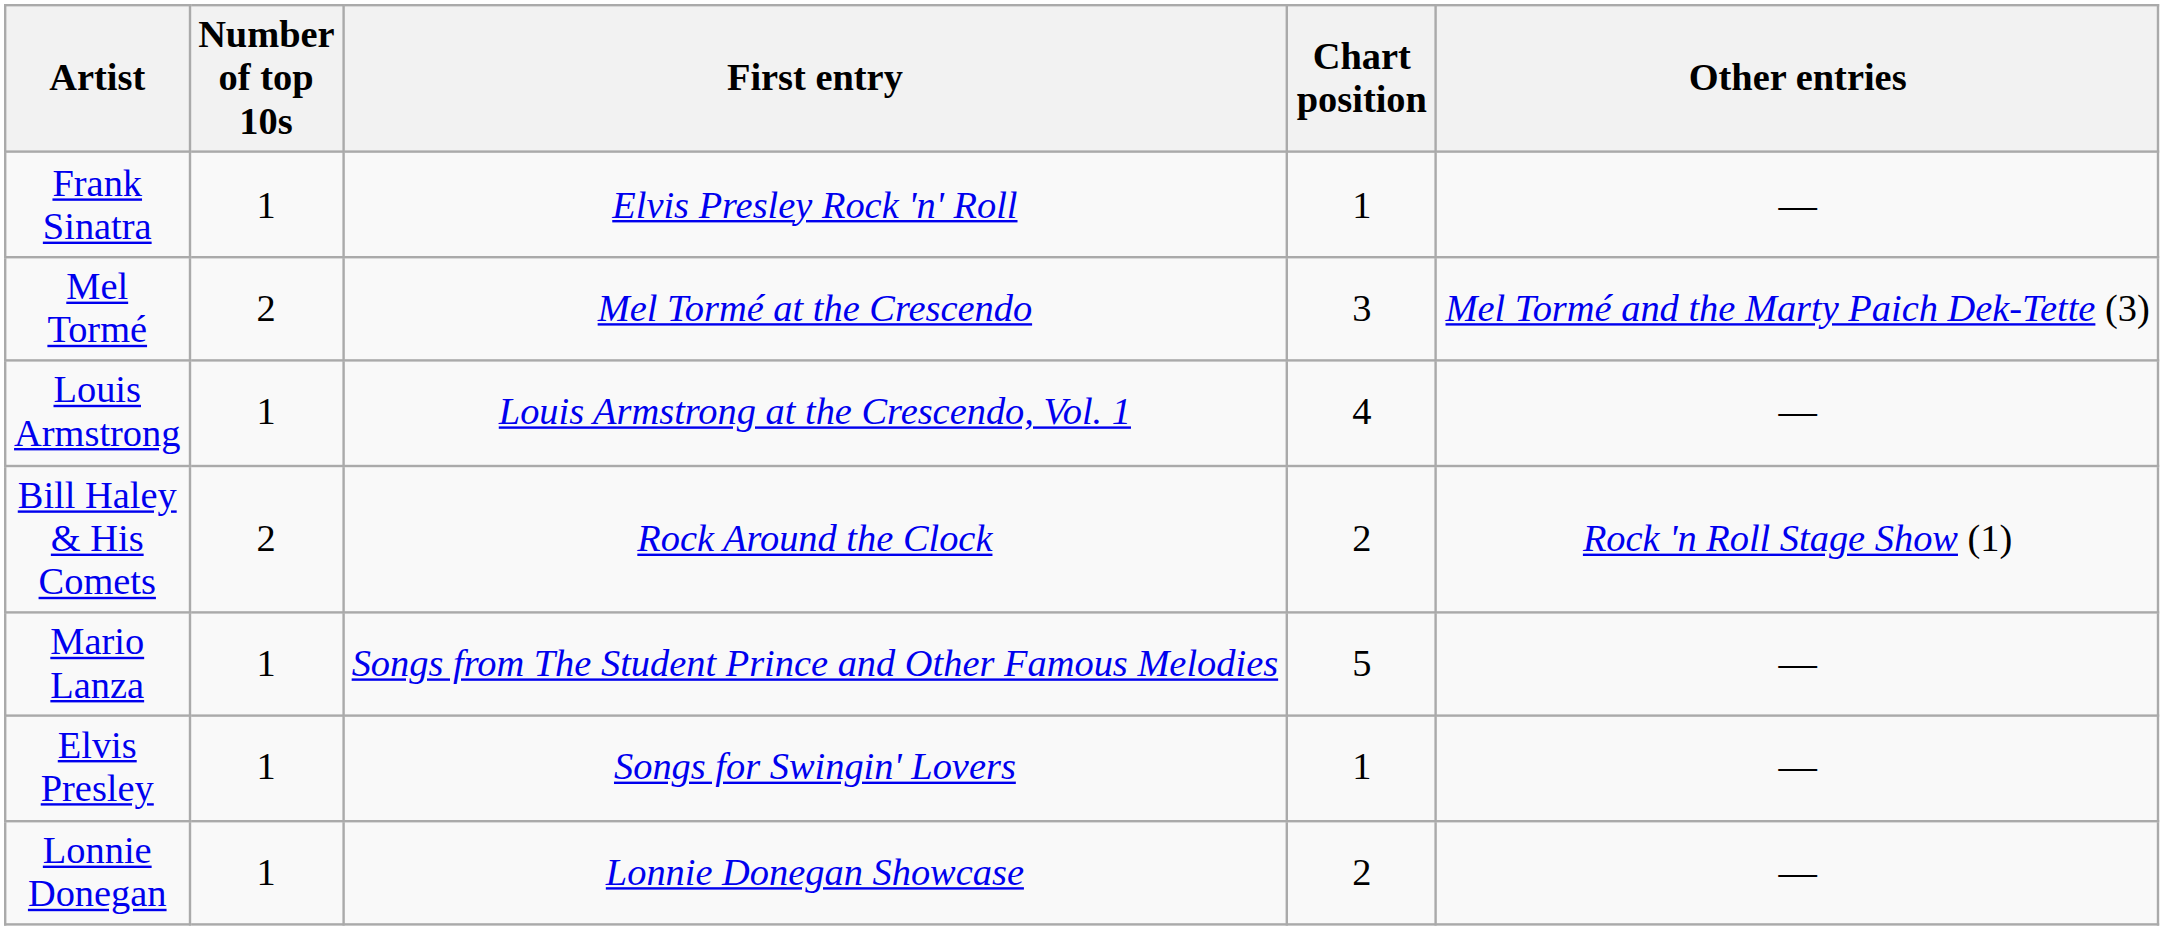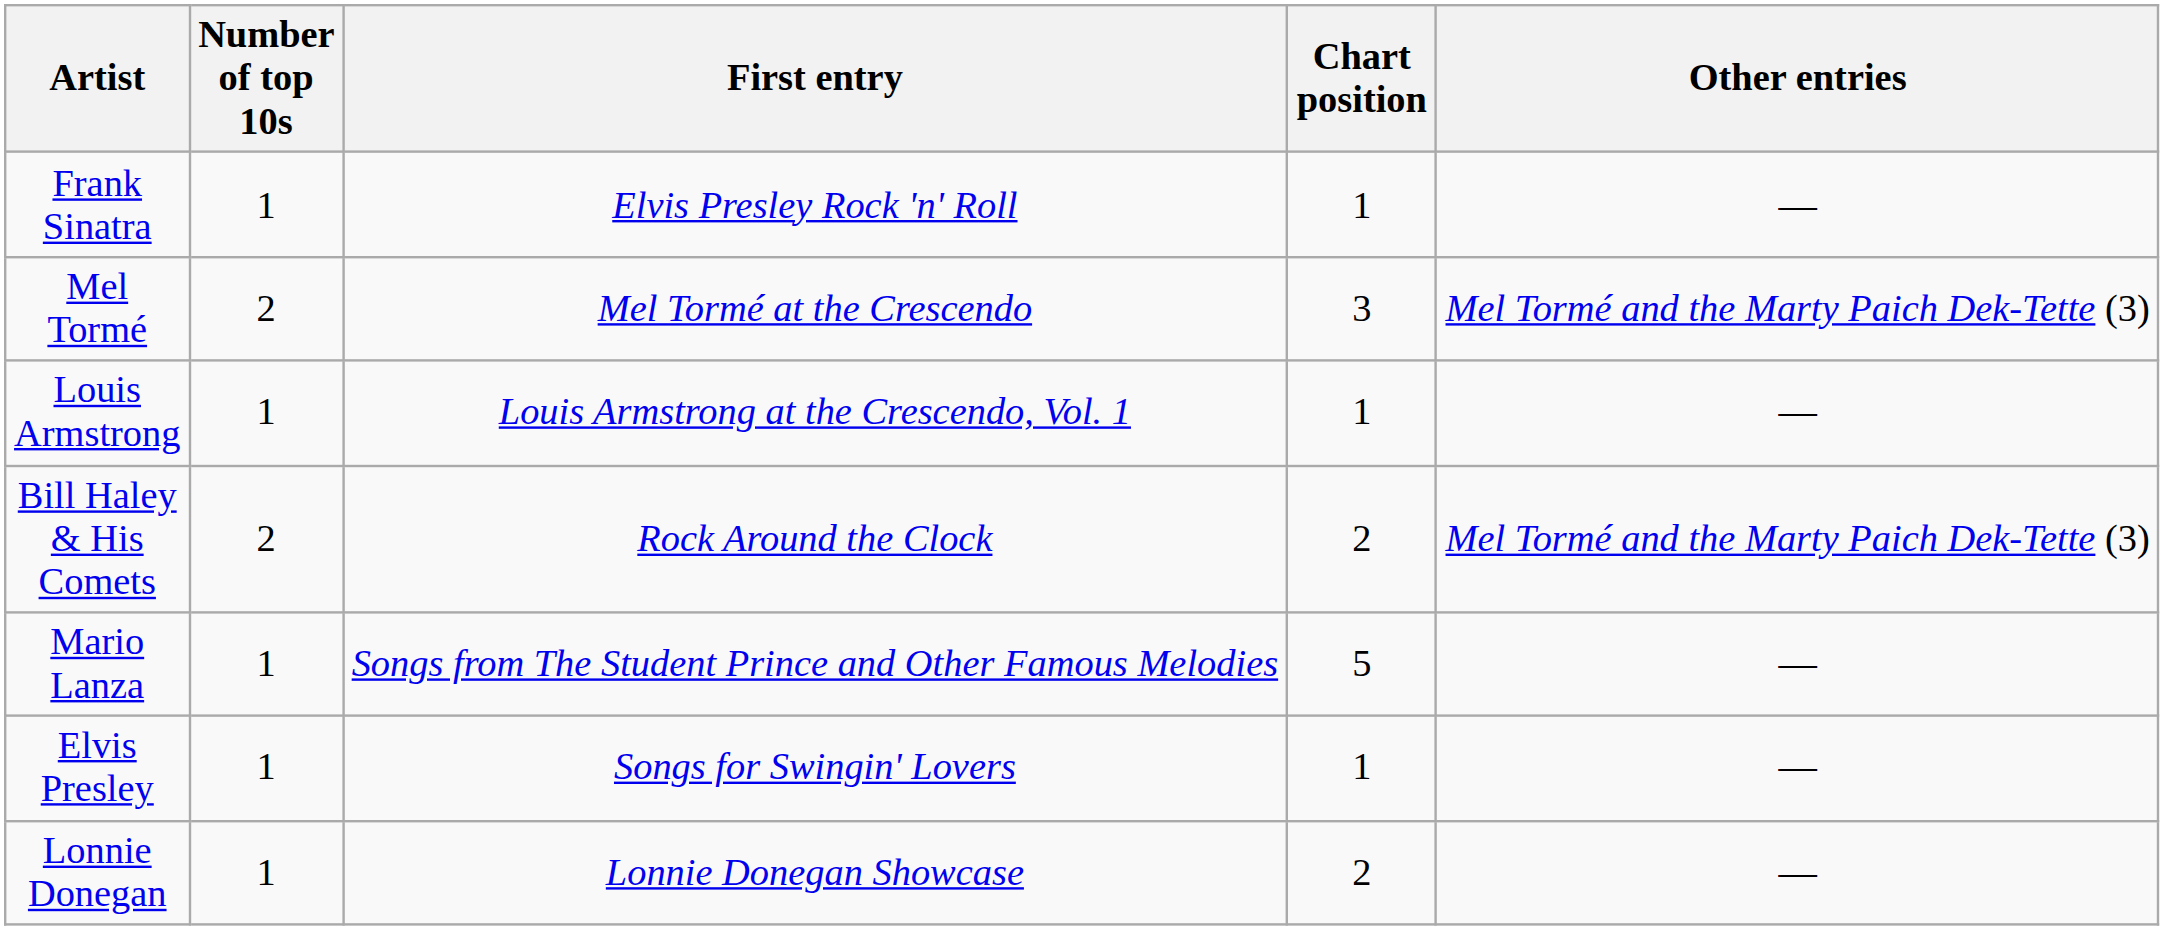(1362, 412) 4 -> (1362, 412) 1
(1798, 537) Rock 'n Roll Stage Show (1) -> (1798, 537) Mel Tormé and the Marty Paich Dek-Tette (3)
